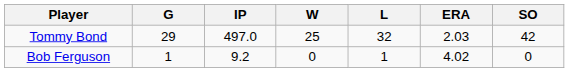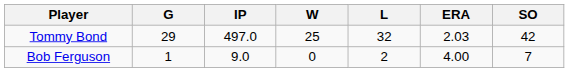(240, 57) 9.2 -> (240, 57) 9.0
(384, 57) 1 -> (384, 57) 2
(456, 57) 4.02 -> (456, 57) 4.00
(528, 57) 0 -> (528, 57) 7
